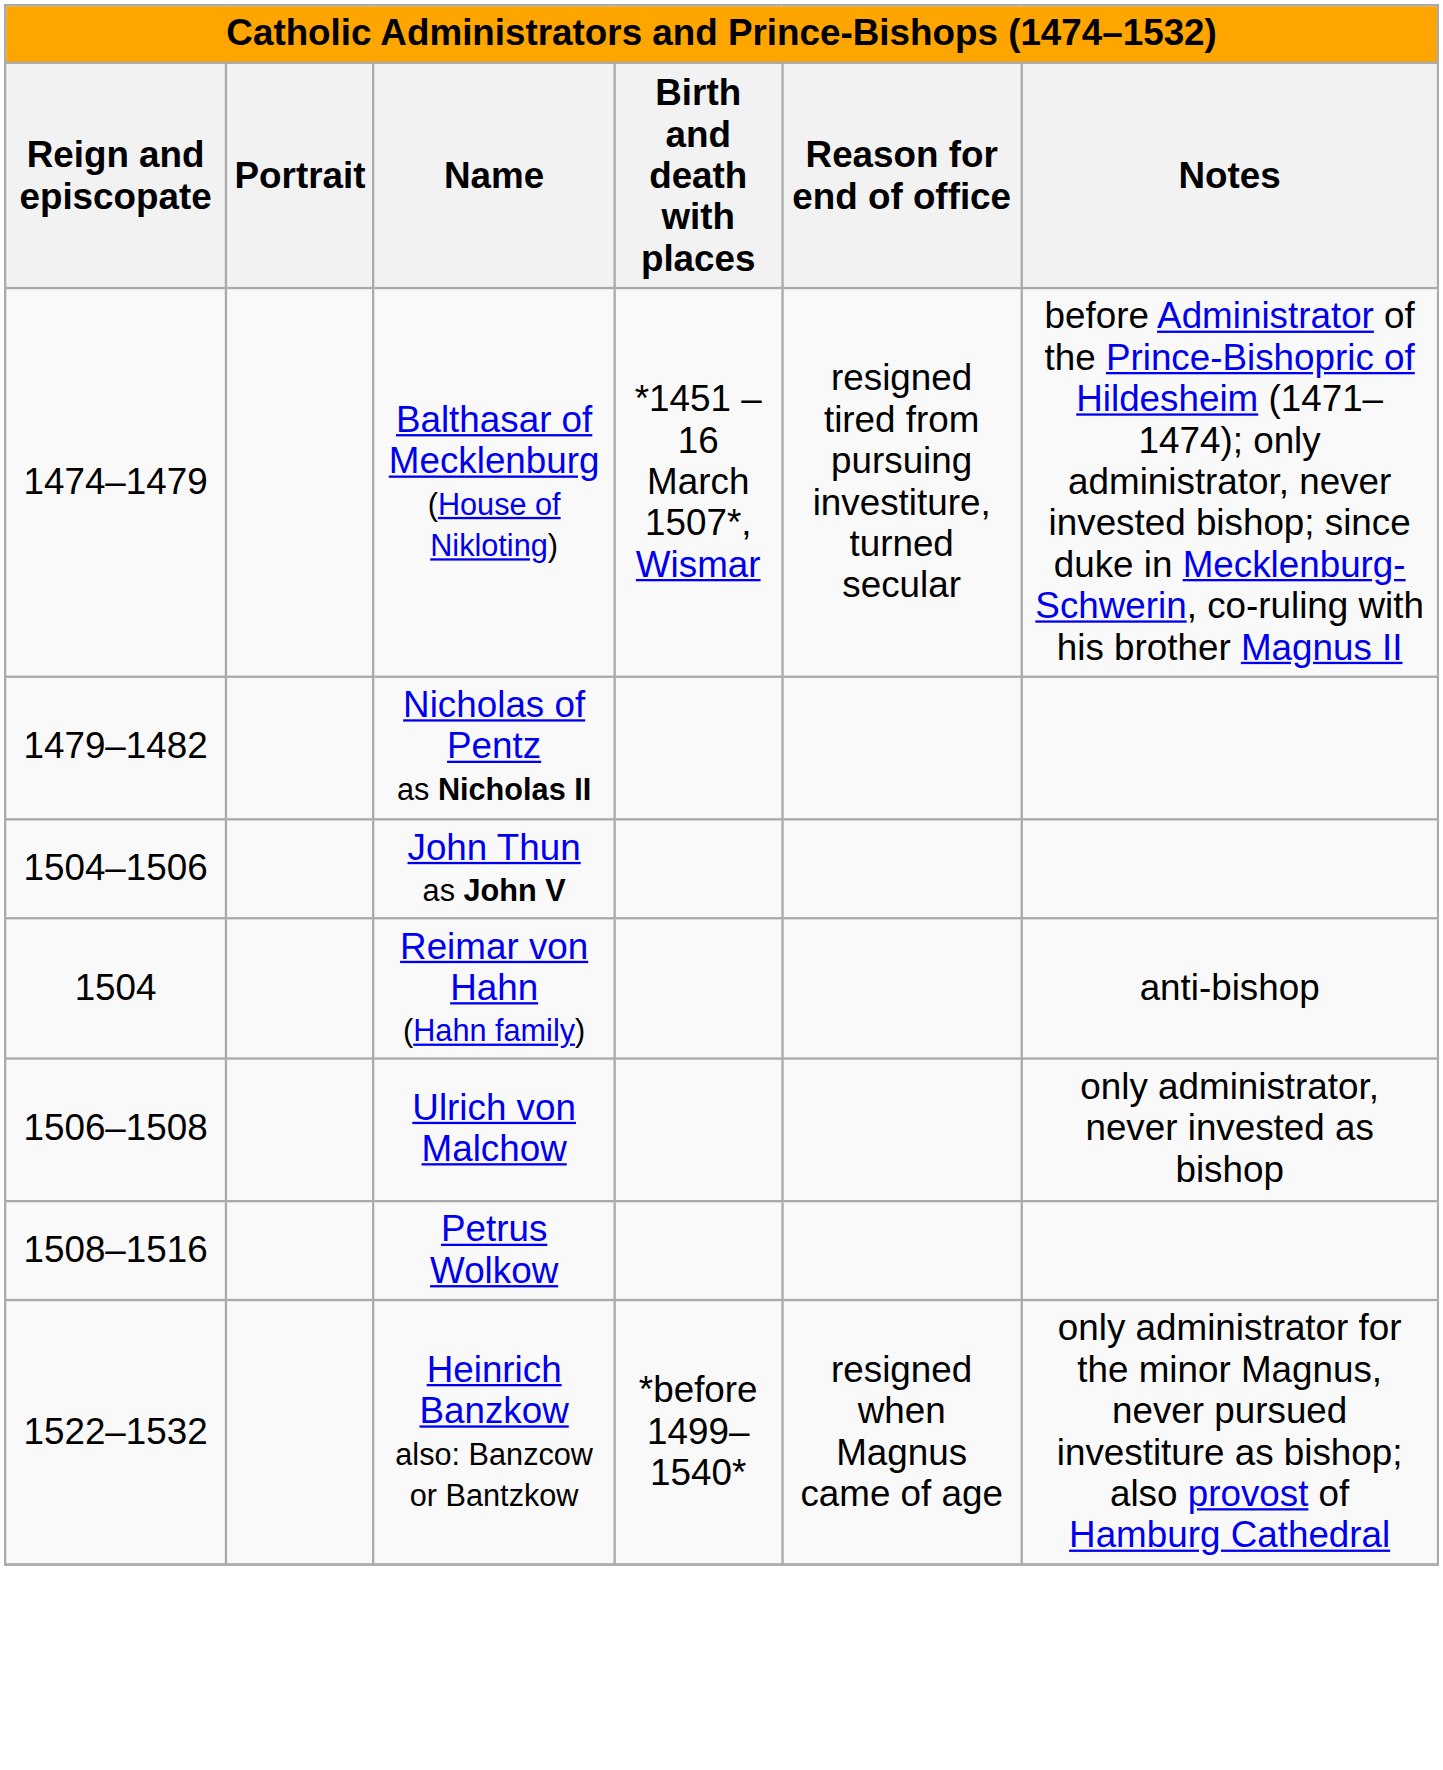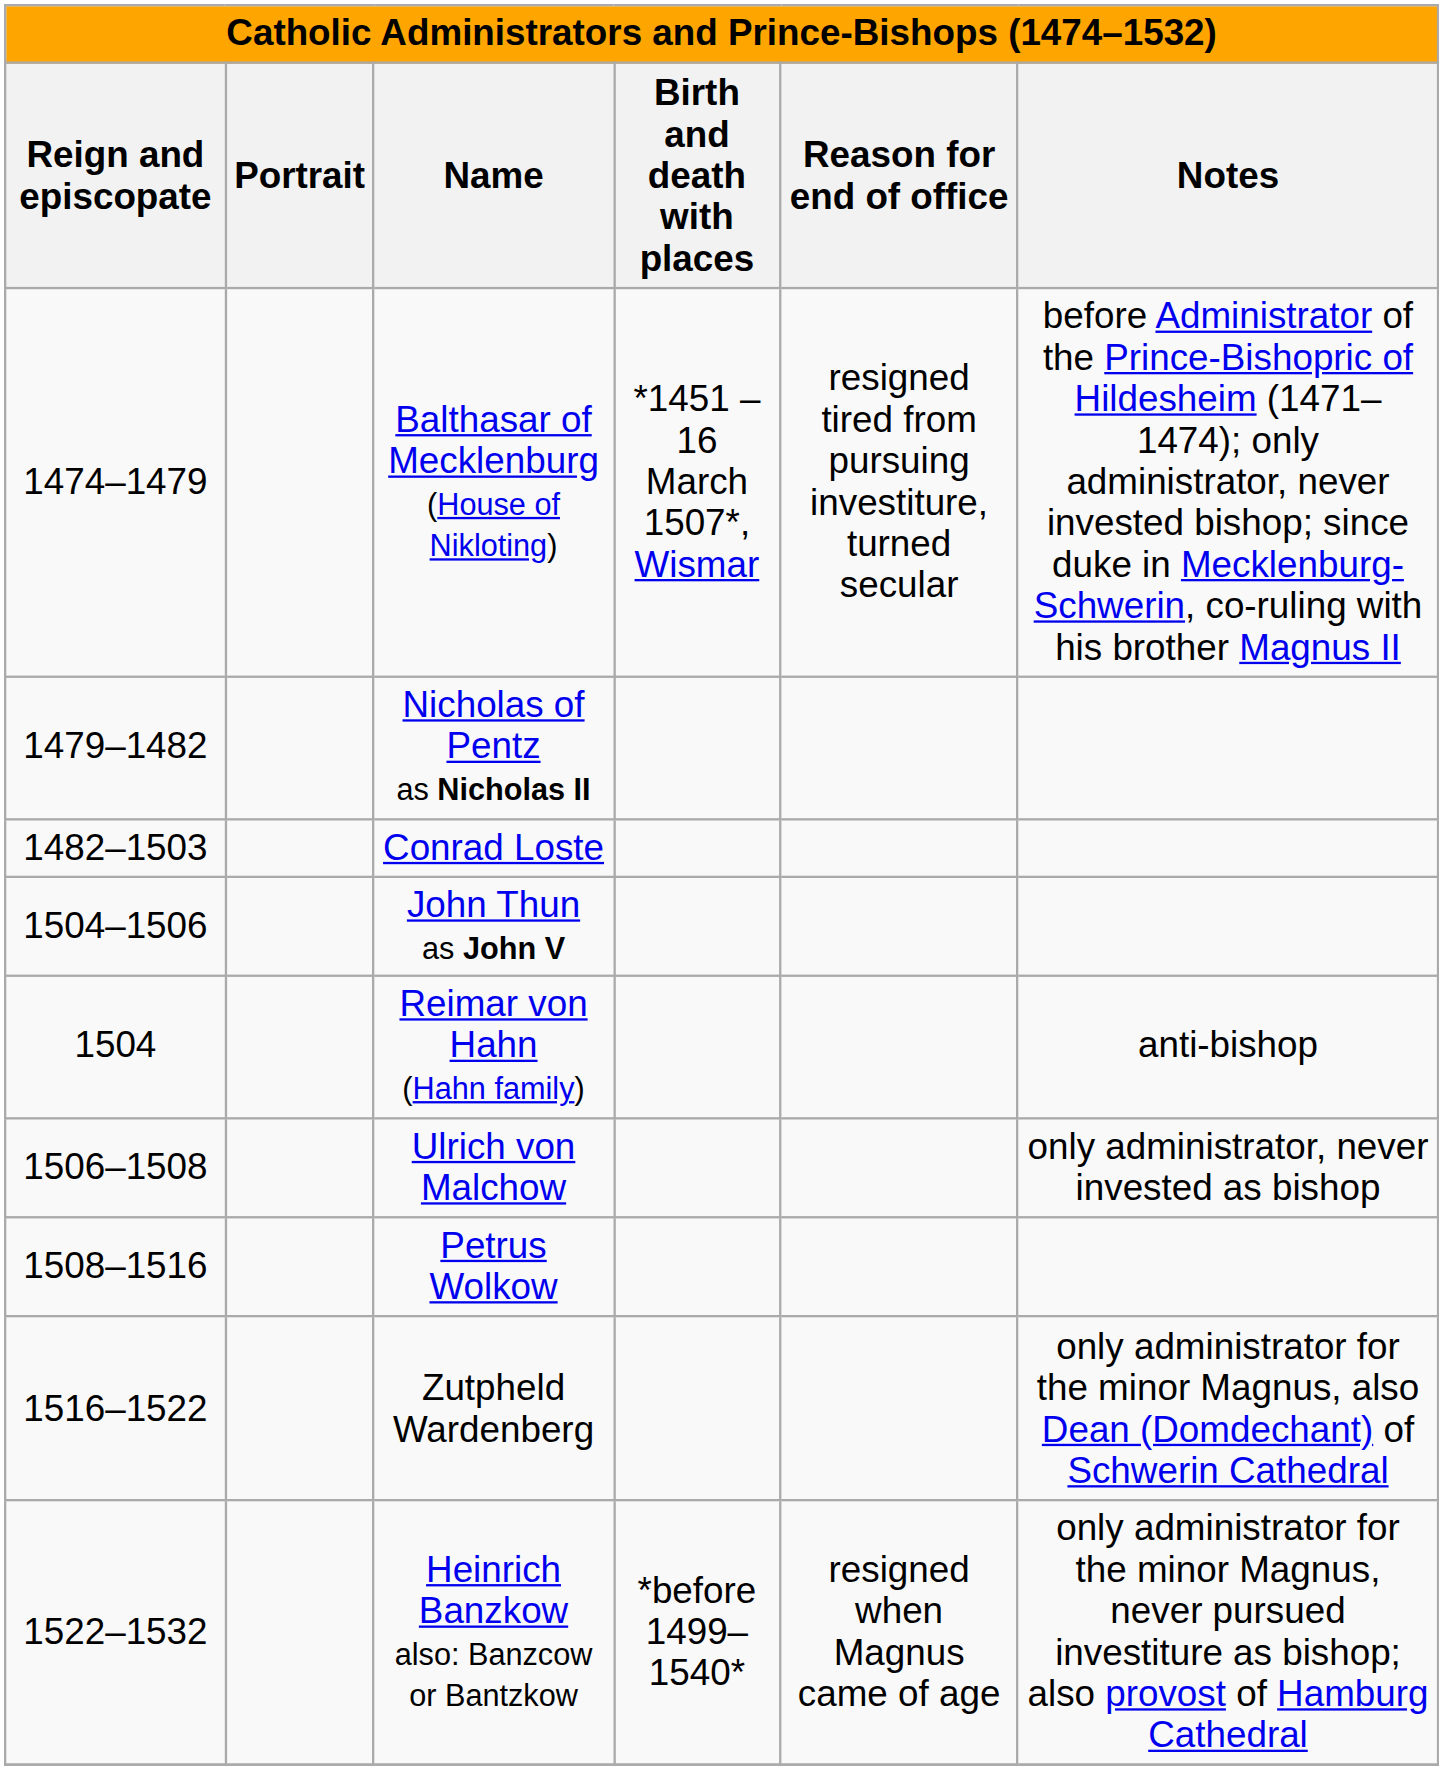+ row: (494, 846)
+ row: (494, 1407)
